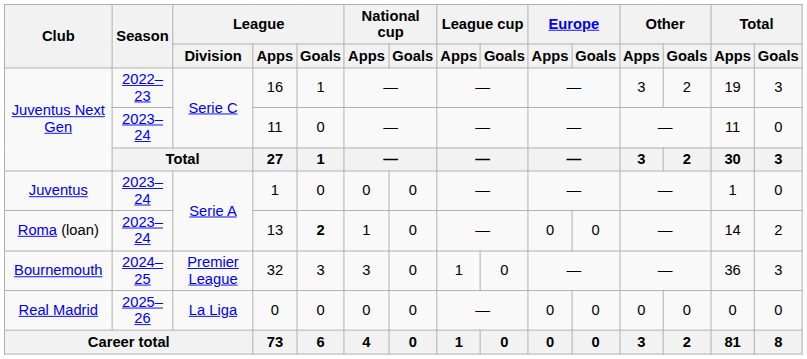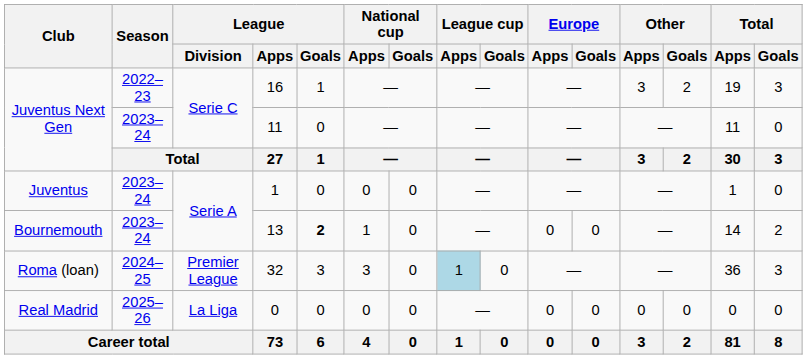(58, 230) Roma (loan) -> (58, 230) Bournemouth
(58, 270) Bournemouth -> (58, 270) Roma (loan)
(459, 270) no background -> (459, 270) lightblue background
